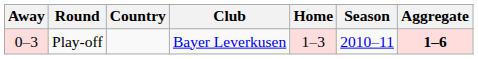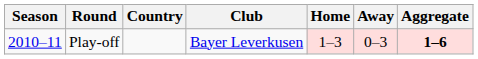columns swapped: (367, 16) <-> (26, 16)
